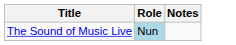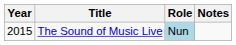+ column: (20, 13)
